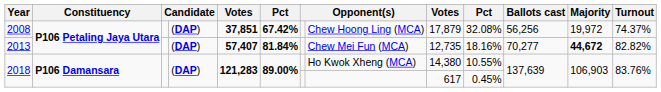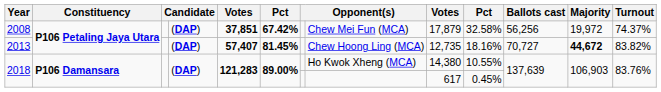(366, 29) Chew Hoong Ling (MCA) -> (358, 29) Chew Mei Fun (MCA)
(484, 29) 32.08% -> (484, 29) 32.58%
(280, 46) 81.84% -> (280, 46) 81.45%
(358, 46) Chew Mei Fun (MCA) -> (366, 46) Chew Hoong Ling (MCA)
(523, 46) 70,277 -> (523, 46) 70,727
(633, 46) 82.82% -> (633, 46) 83.82%
